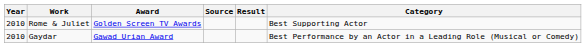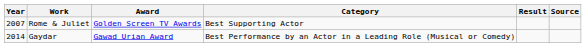columns swapped: (424, 11) <-> (219, 11)
(16, 23) 2010 -> (16, 23) 2007
(16, 36) 2010 -> (16, 36) 2014
